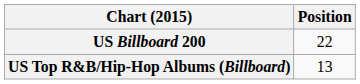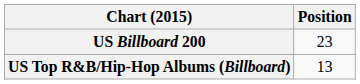(325, 41) 22 -> (325, 41) 23
